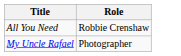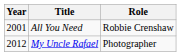+ column: (17, 12)
